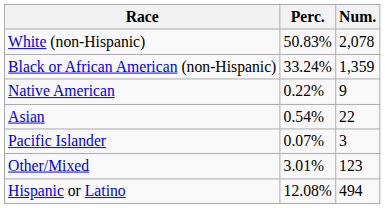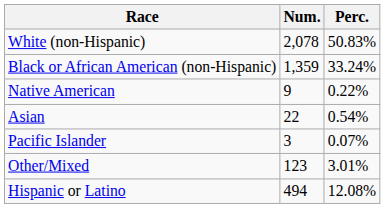columns swapped: (358, 16) <-> (308, 16)
